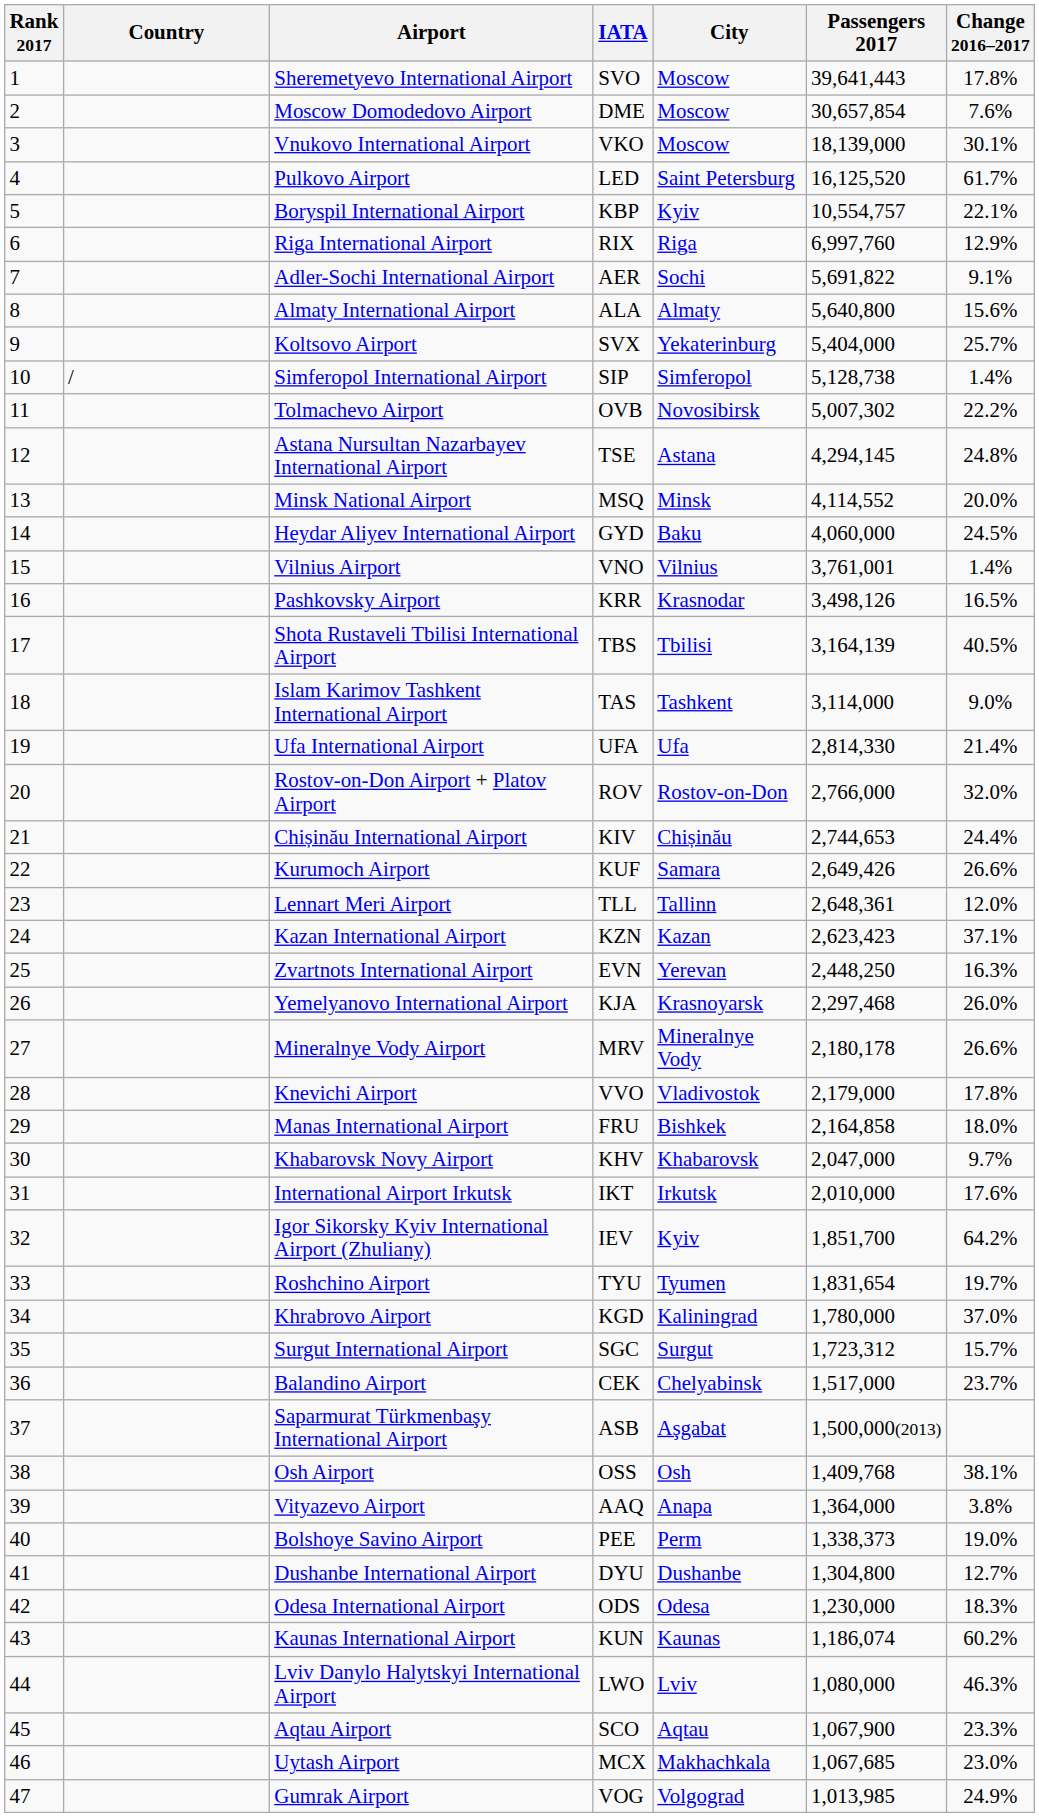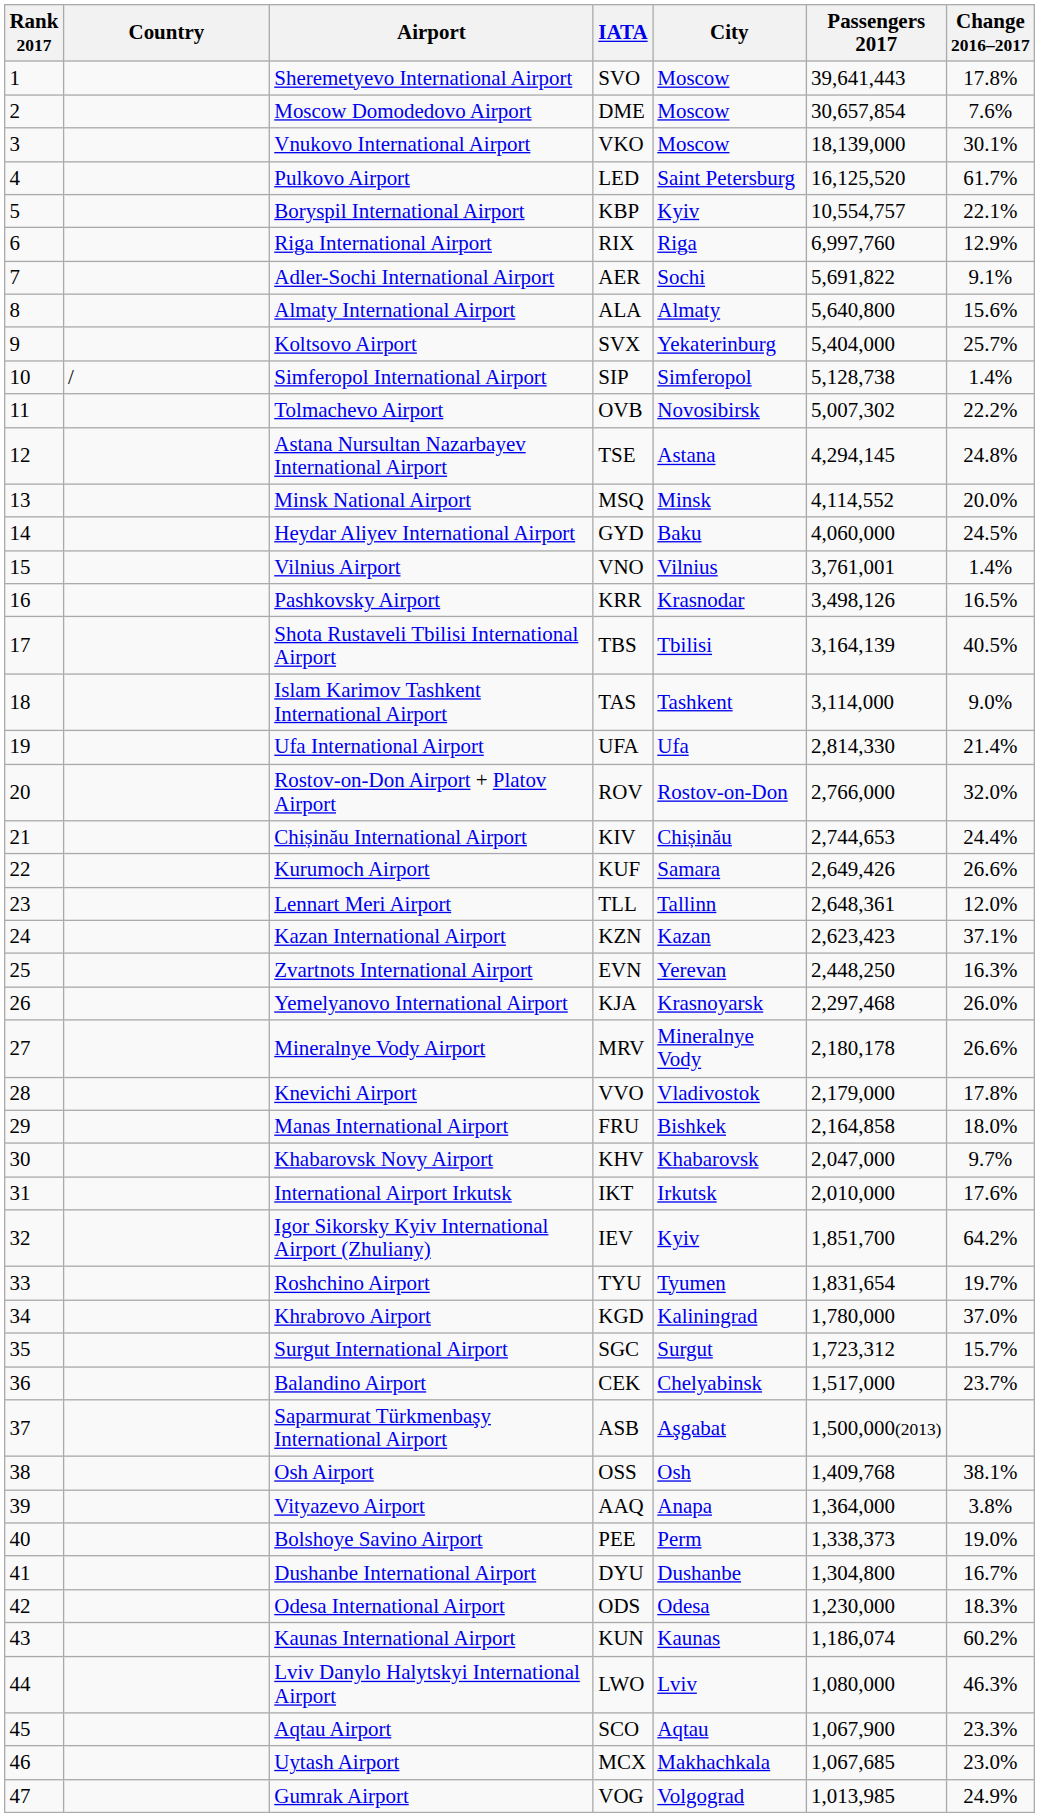(990, 1572) 12.7% -> (990, 1572) 16.7%
